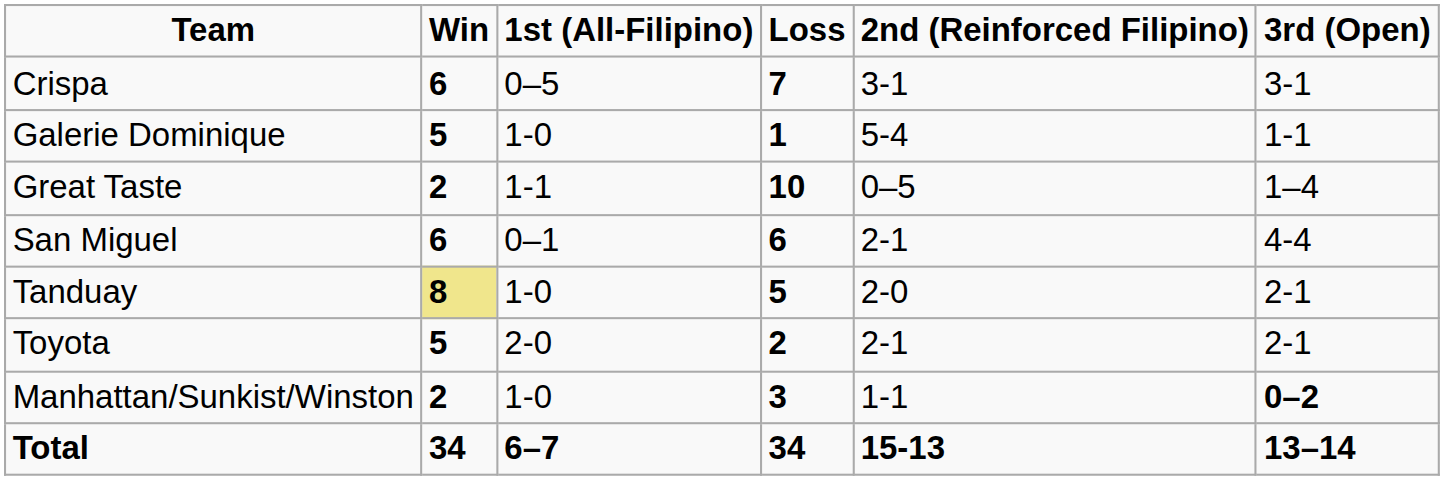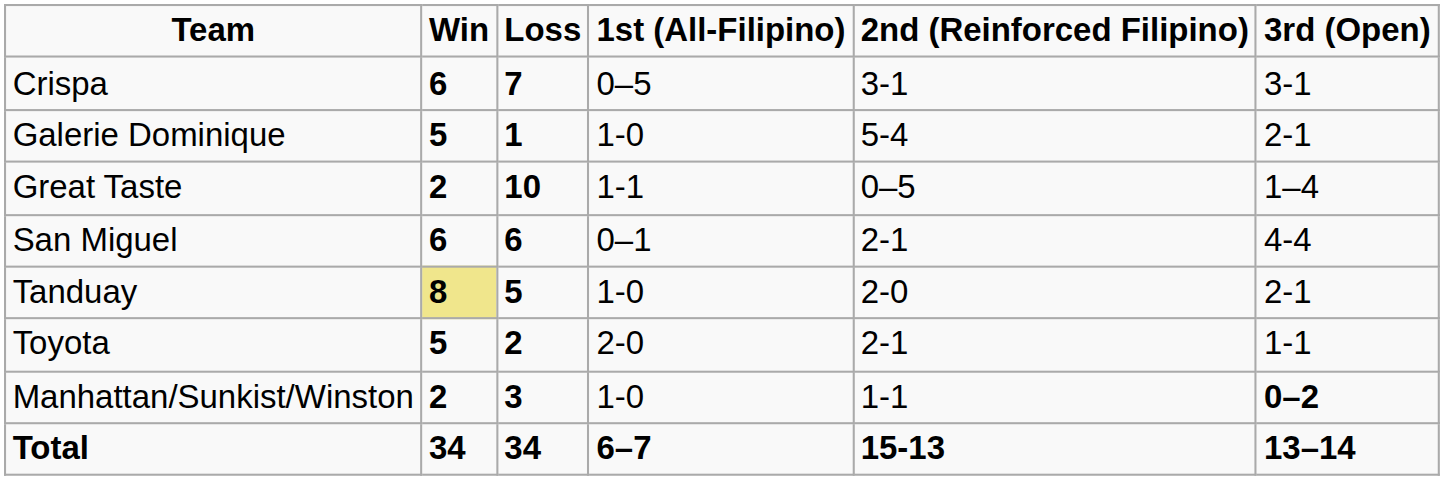columns swapped: (807, 30) <-> (629, 30)
(1288, 135) 1-1 -> (1288, 135) 2-1
(1288, 344) 2-1 -> (1288, 344) 1-1
